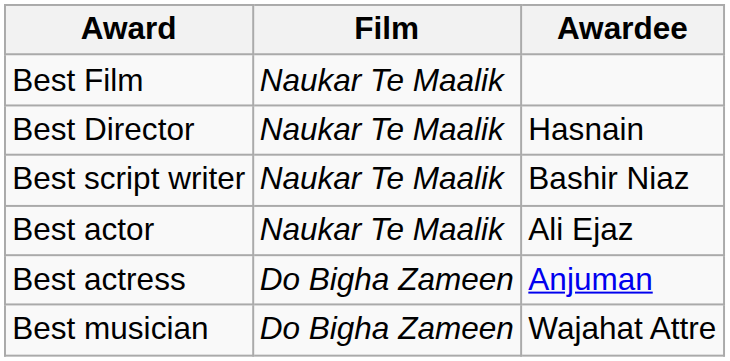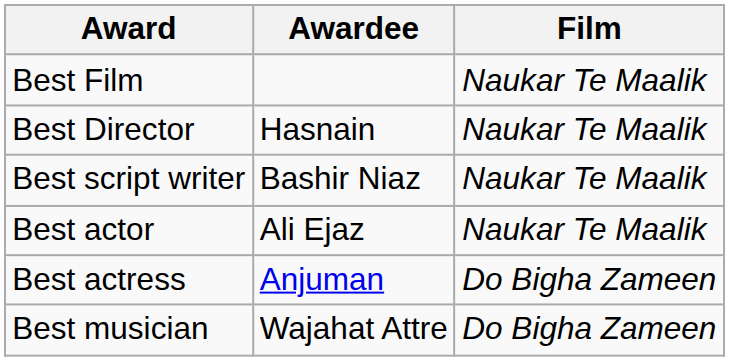columns swapped: (622, 29) <-> (387, 29)
